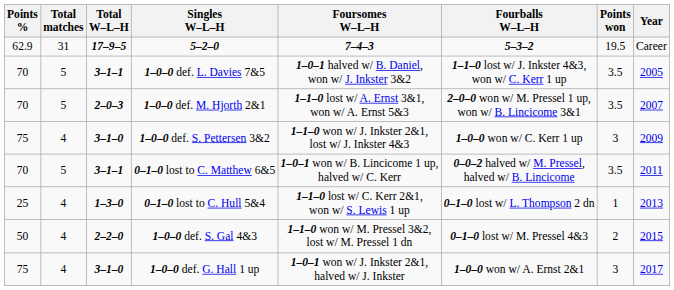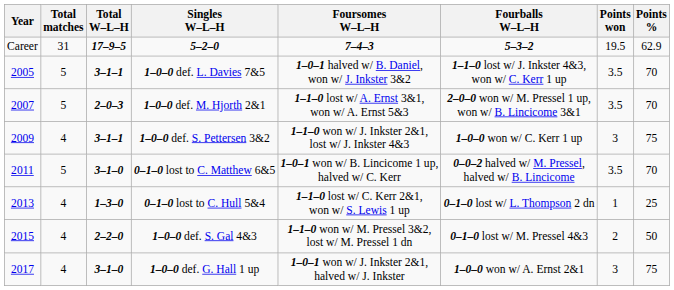columns swapped: (651, 21) <-> (22, 21)
(109, 138) 3–1–0 -> (109, 138) 3–1–1
(109, 171) 3–1–1 -> (109, 171) 3–1–0
